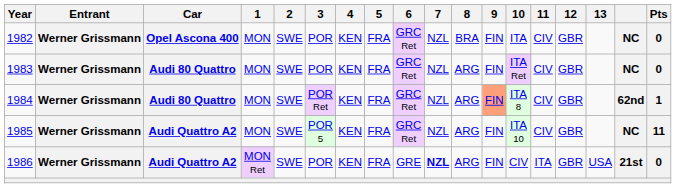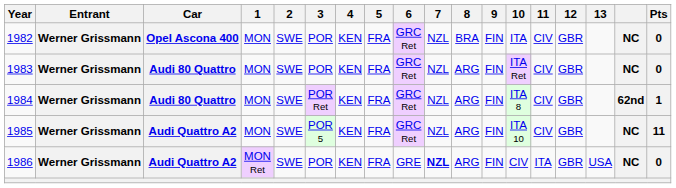(494, 100) lightsalmon background -> (494, 100) no background
(631, 162) 21st -> (631, 162) NC
